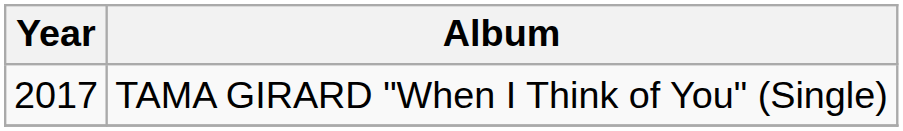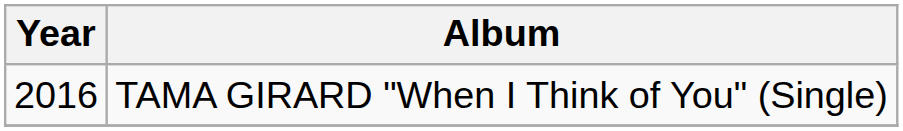(56, 94) 2017 -> (56, 94) 2016
